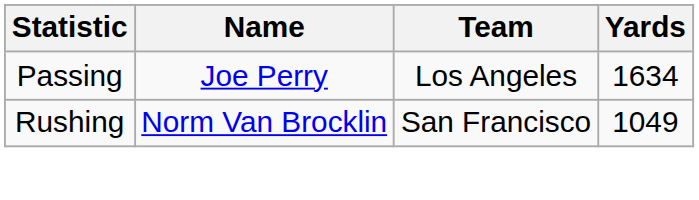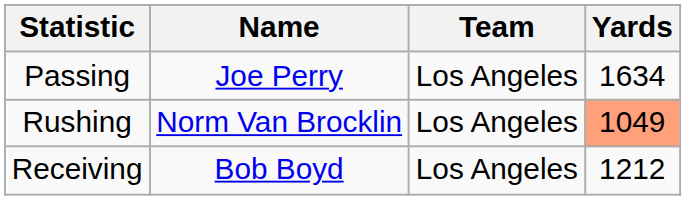(496, 122) San Francisco -> (497, 122) Los Angeles
(645, 122) no background -> (632, 122) lightsalmon background
+ row: (77, 169)
